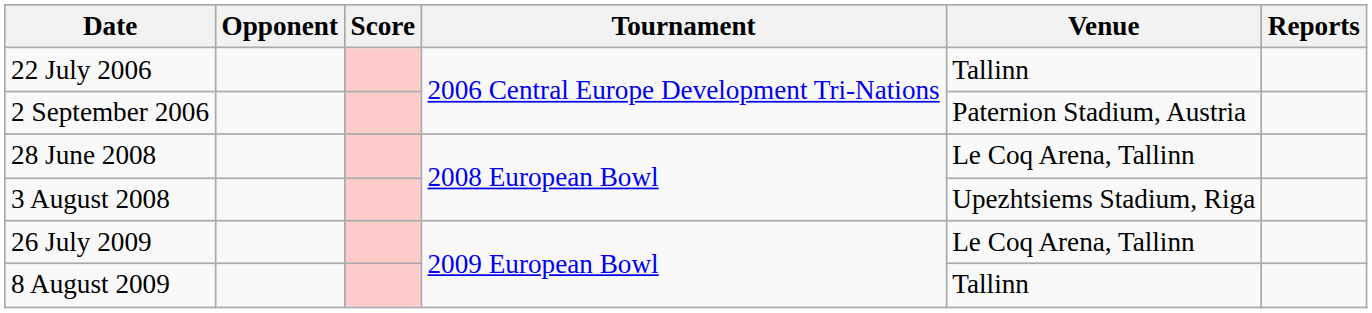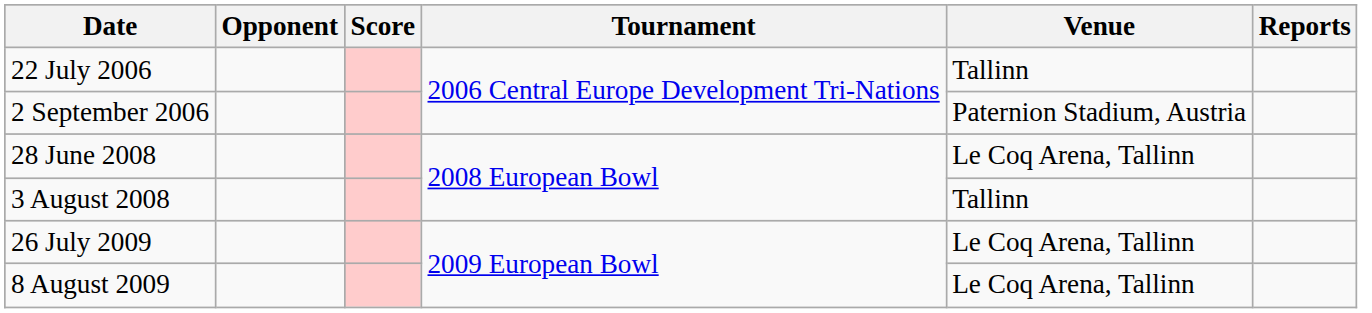(1104, 198) Upezhtsiems Stadium, Riga -> (991, 198) Tallinn
(991, 284) Tallinn -> (1073, 284) Le Coq Arena, Tallinn
